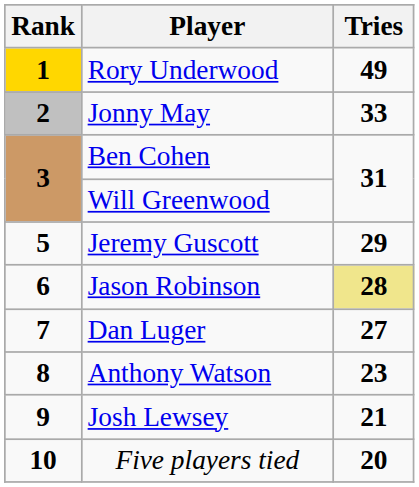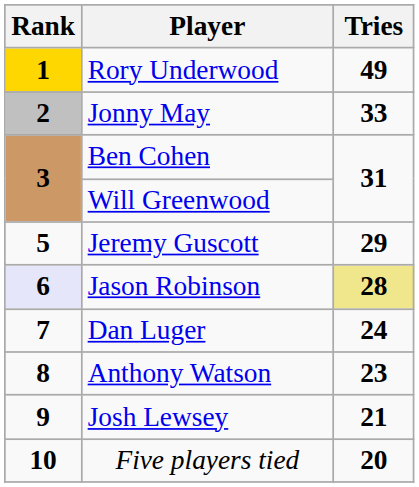(43, 286) no background -> (43, 286) lavender background
(374, 329) 27 -> (374, 329) 24
